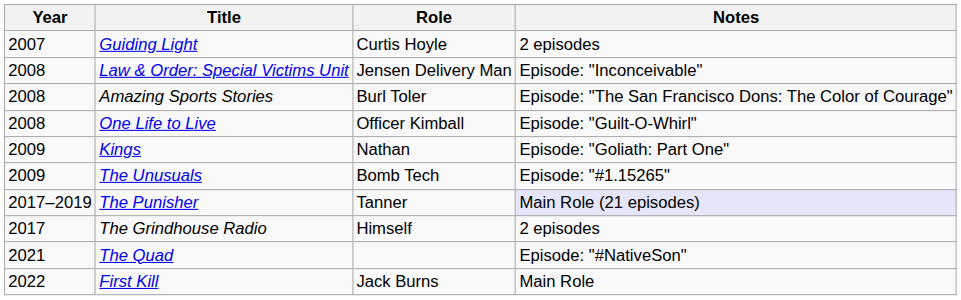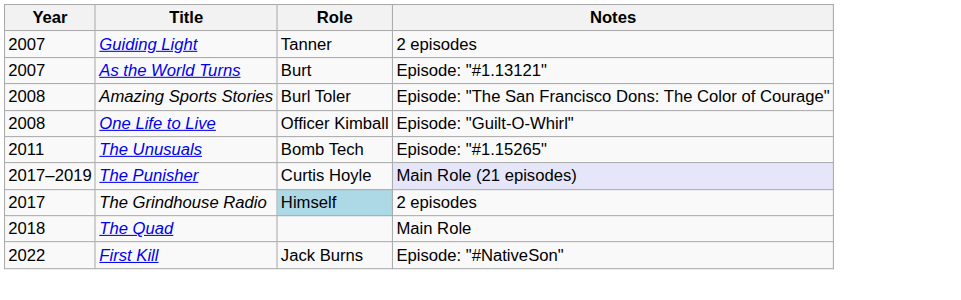(402, 44) Curtis Hoyle -> (306, 44) Tanner
+ row: (170, 70)
- row: (224, 70)
- row: (120, 149)
(27, 176) 2009 -> (26, 149) 2011
(382, 202) Tanner -> (326, 176) Curtis Hoyle
(384, 228) no background -> (309, 202) lightblue background
(27, 255) 2021 -> (27, 228) 2018
(603, 255) Episode: "#NativeSon" -> (434, 228) Main Role
(557, 281) Main Role -> (480, 255) Episode: "#NativeSon"
